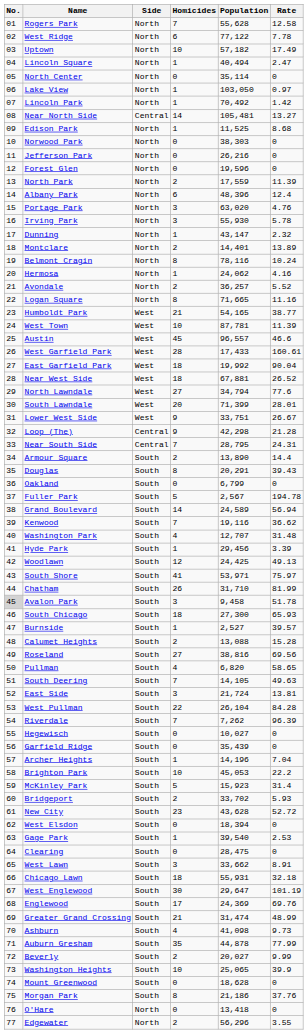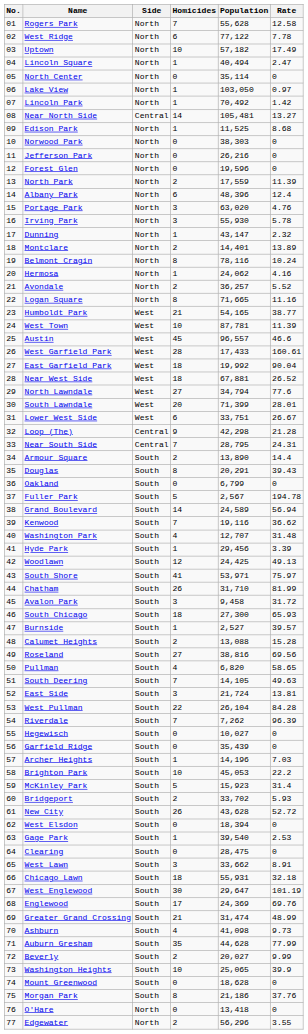(175, 418) 9 -> (175, 418) 6
(11, 602) lightgrey background -> (11, 602) no background
(284, 602) 51.78 -> (284, 602) 31.72
(282, 760) 7.04 -> (282, 760) 7.03
(177, 812) 23 -> (177, 812) 26
(234, 944) 44,878 -> (234, 944) 44,628
